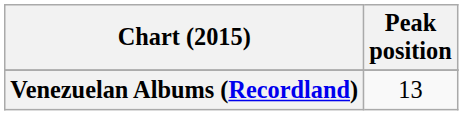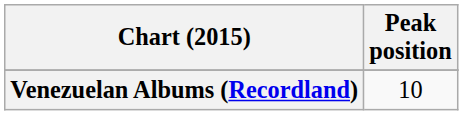(411, 89) 13 -> (411, 89) 10
